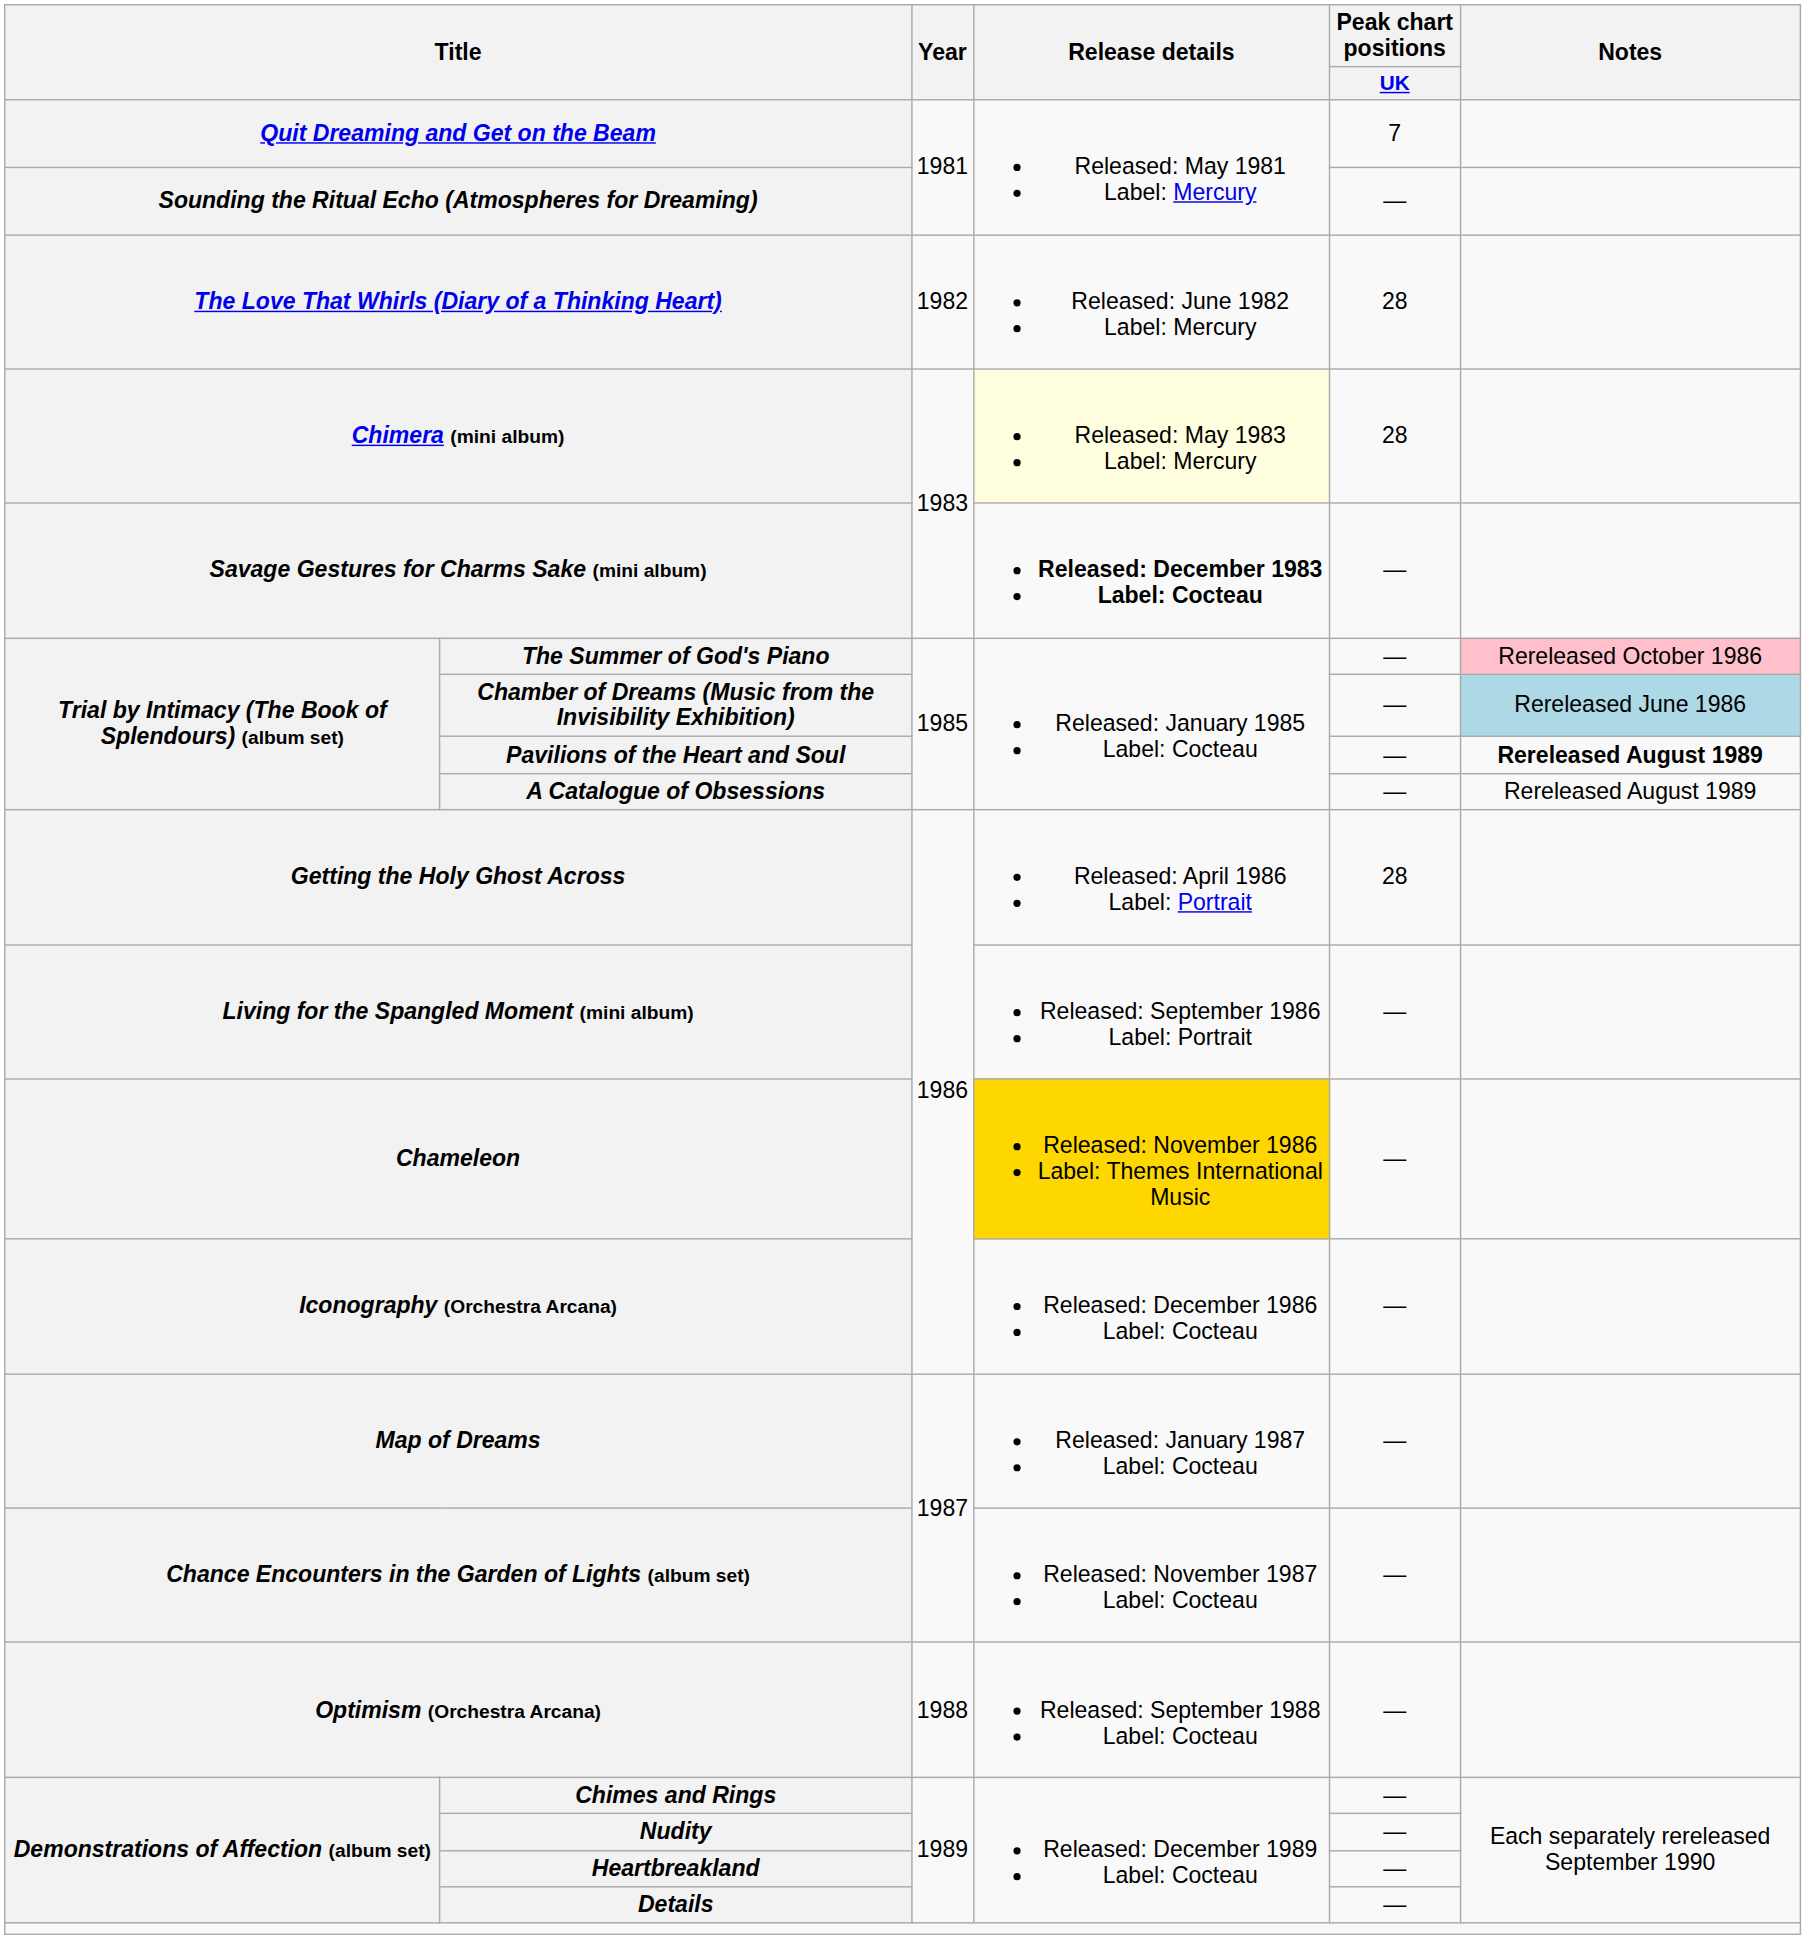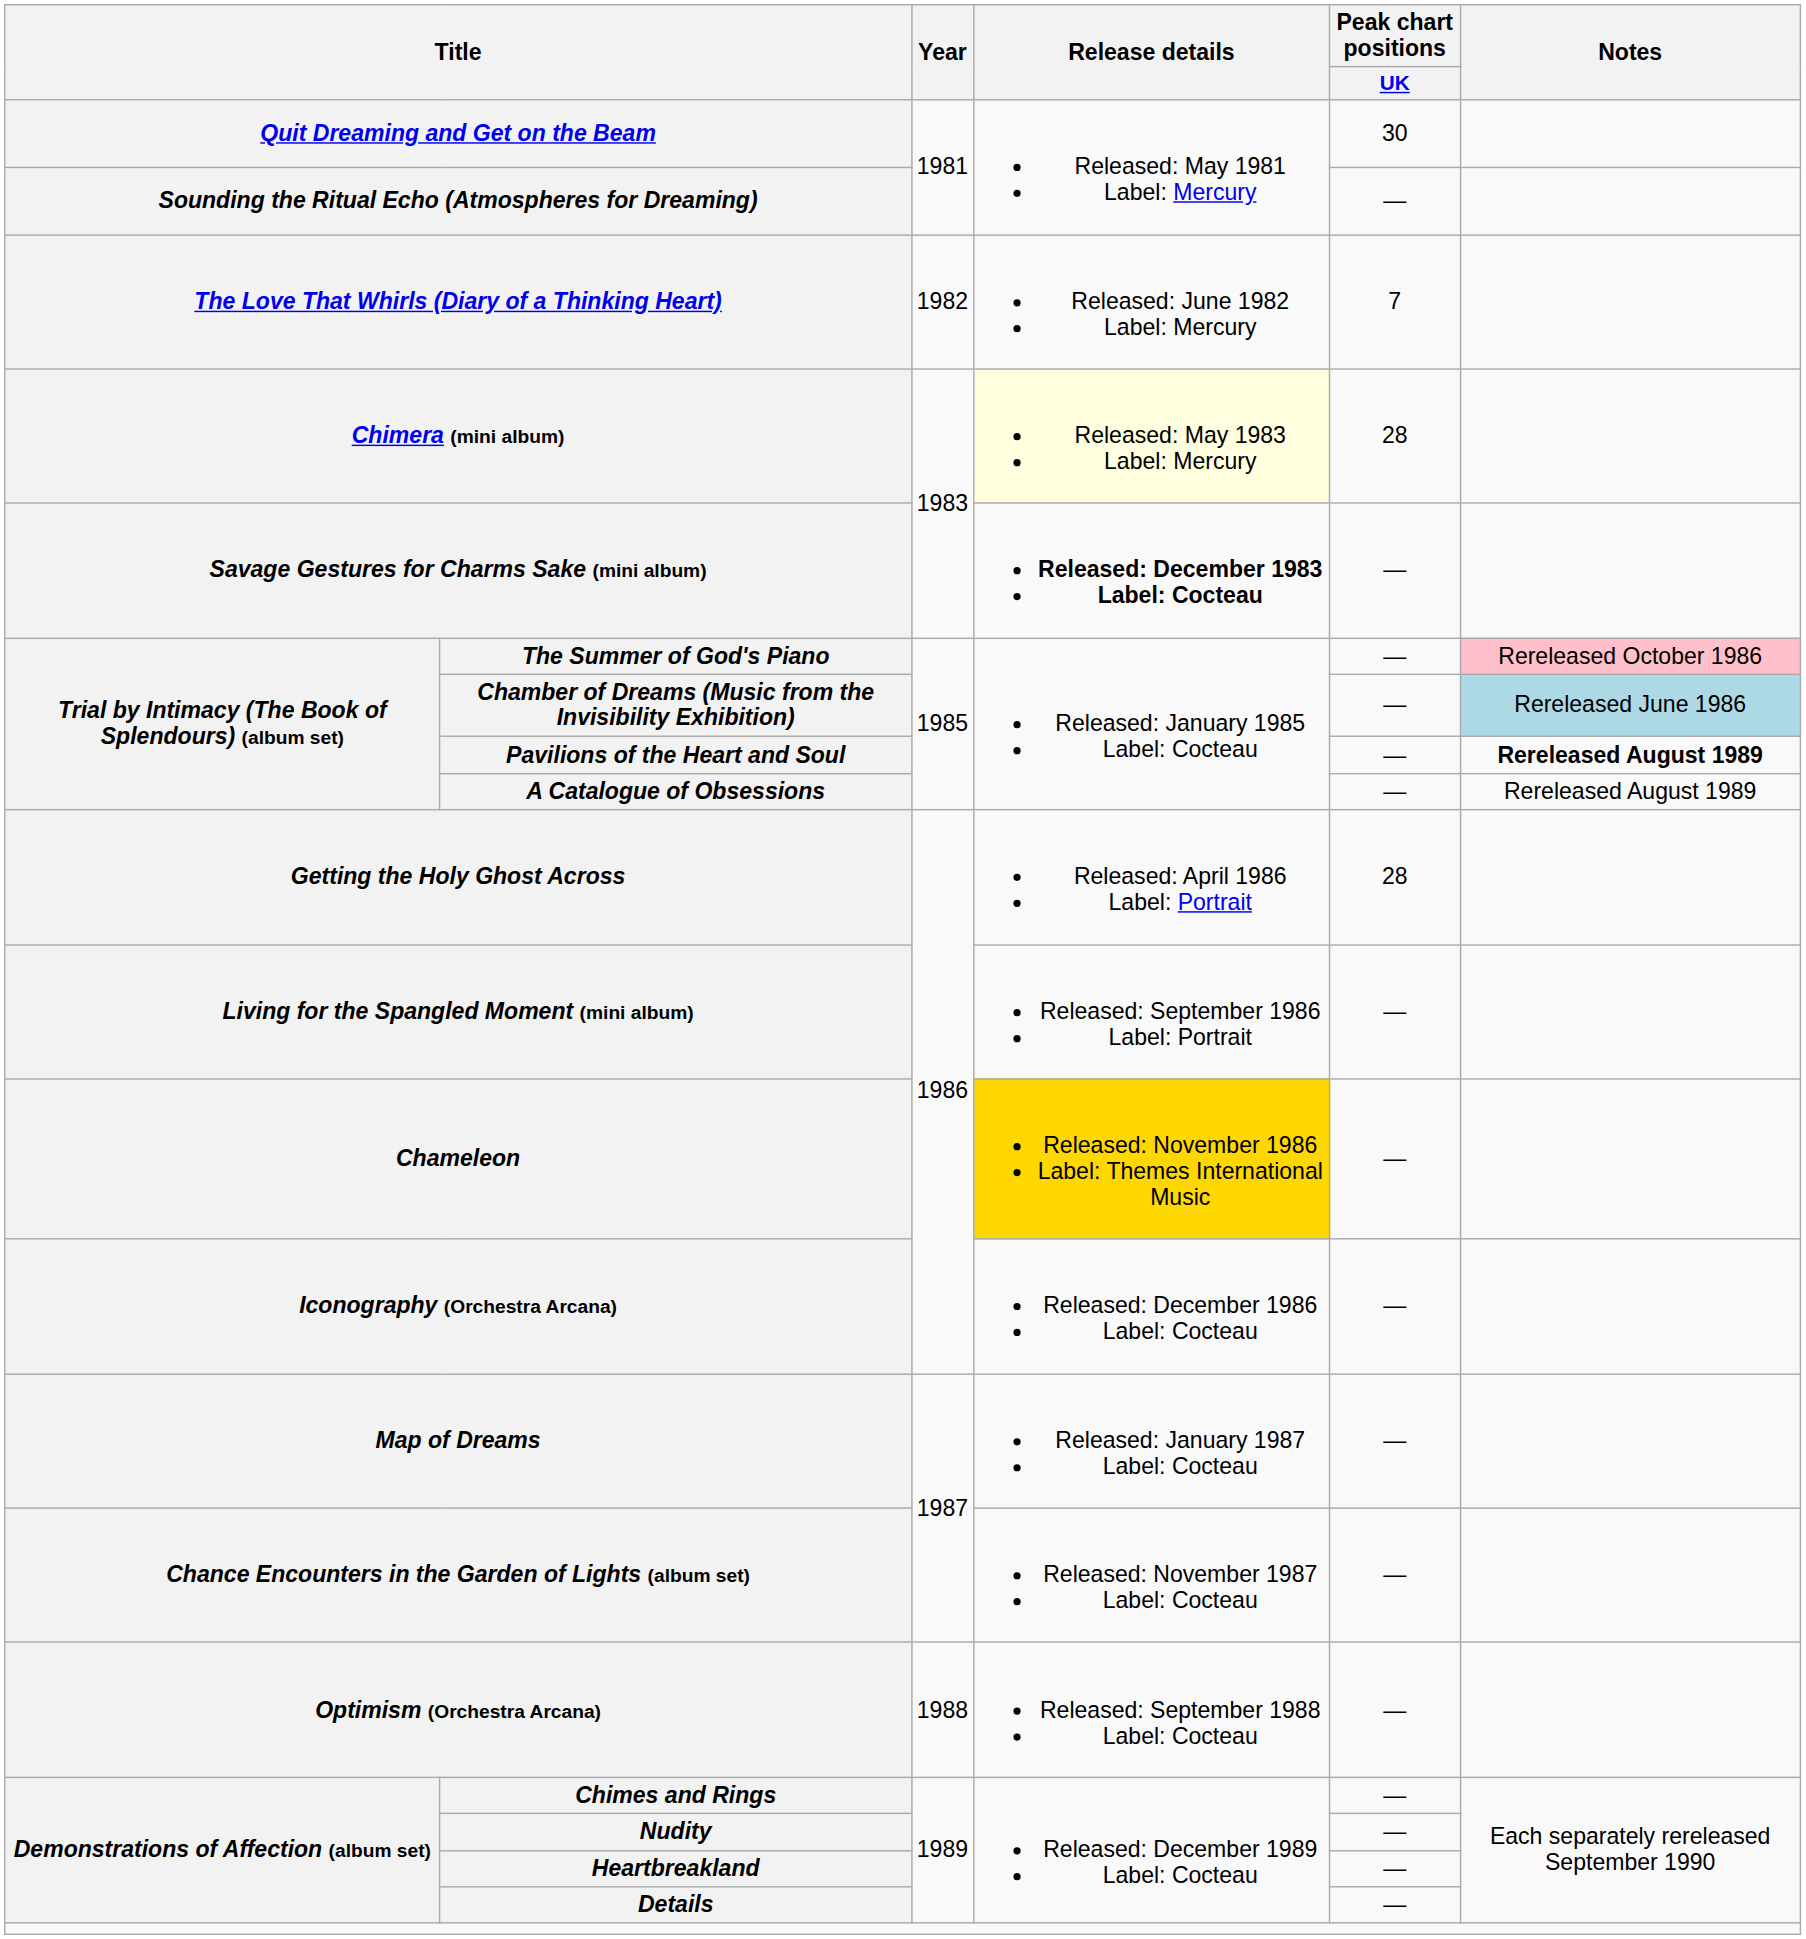(1395, 133) 7 -> (1395, 133) 30
(1395, 301) 28 -> (1395, 301) 7
